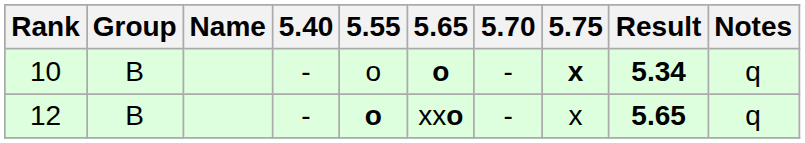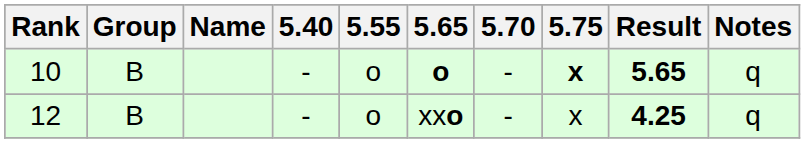(659, 71) 5.34 -> (659, 71) 5.65
(373, 115) bold -> (373, 115) normal
(659, 115) 5.65 -> (659, 115) 4.25
